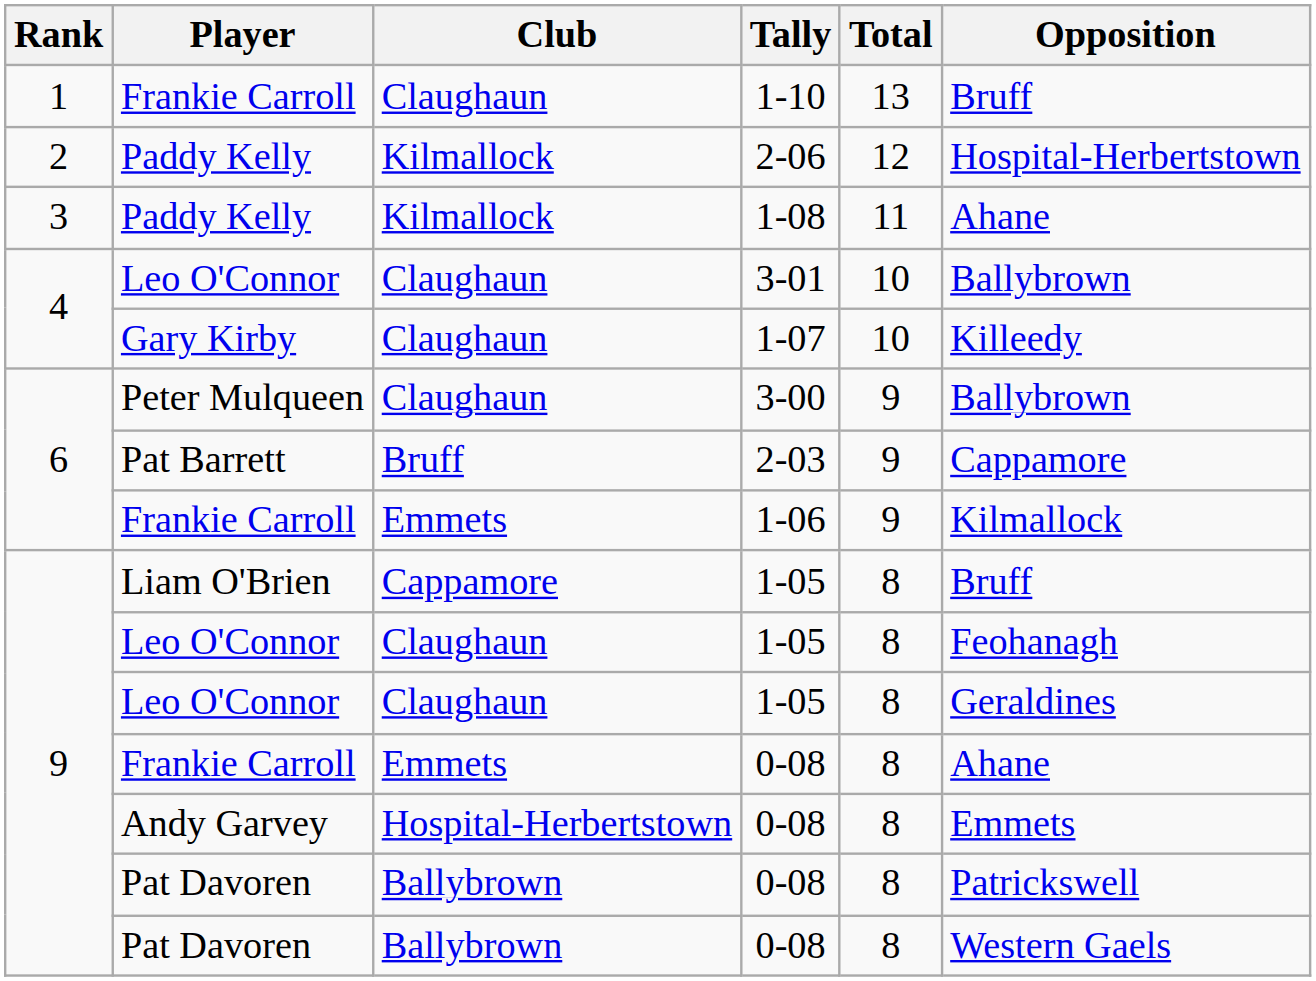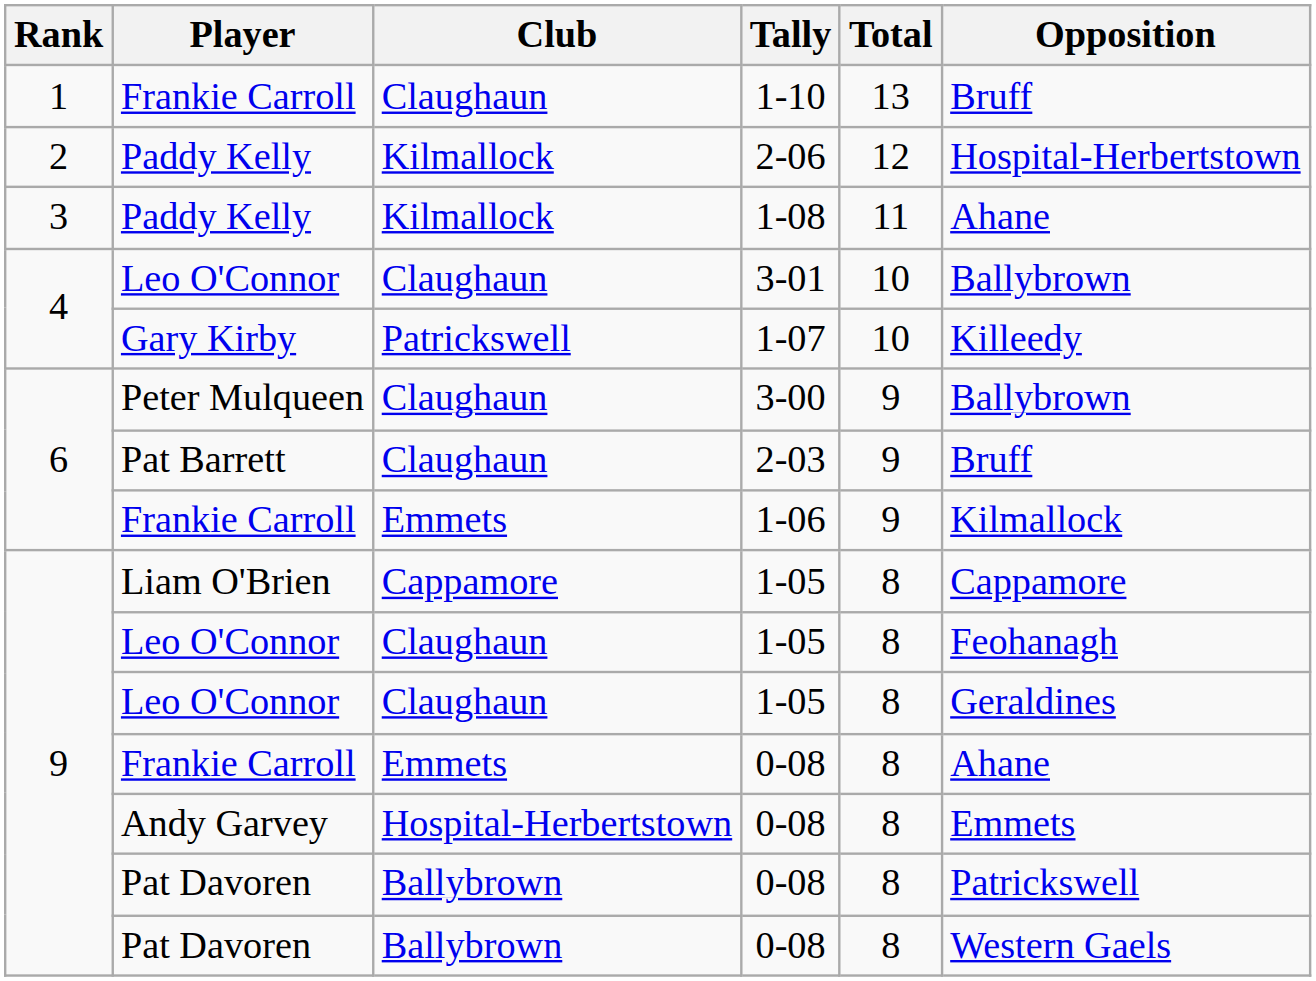(465, 338) Claughaun -> (476, 338) Patrickswell
(423, 459) Bruff -> (465, 459) Claughaun
(1038, 459) Cappamore -> (991, 459) Bruff
(991, 580) Bruff -> (1038, 580) Cappamore
